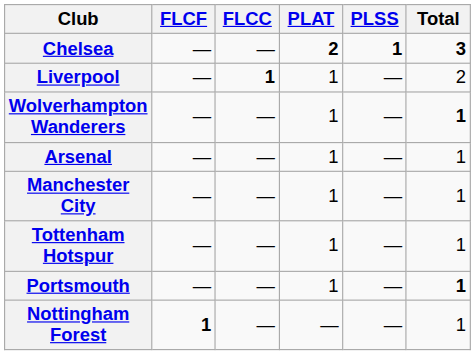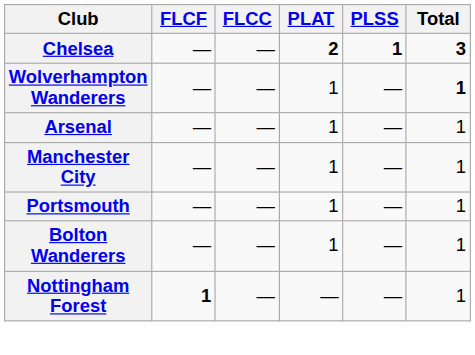- row: (78, 77)
- row: (78, 245)
(461, 285) bold -> (461, 206) normal
+ row: (78, 245)
